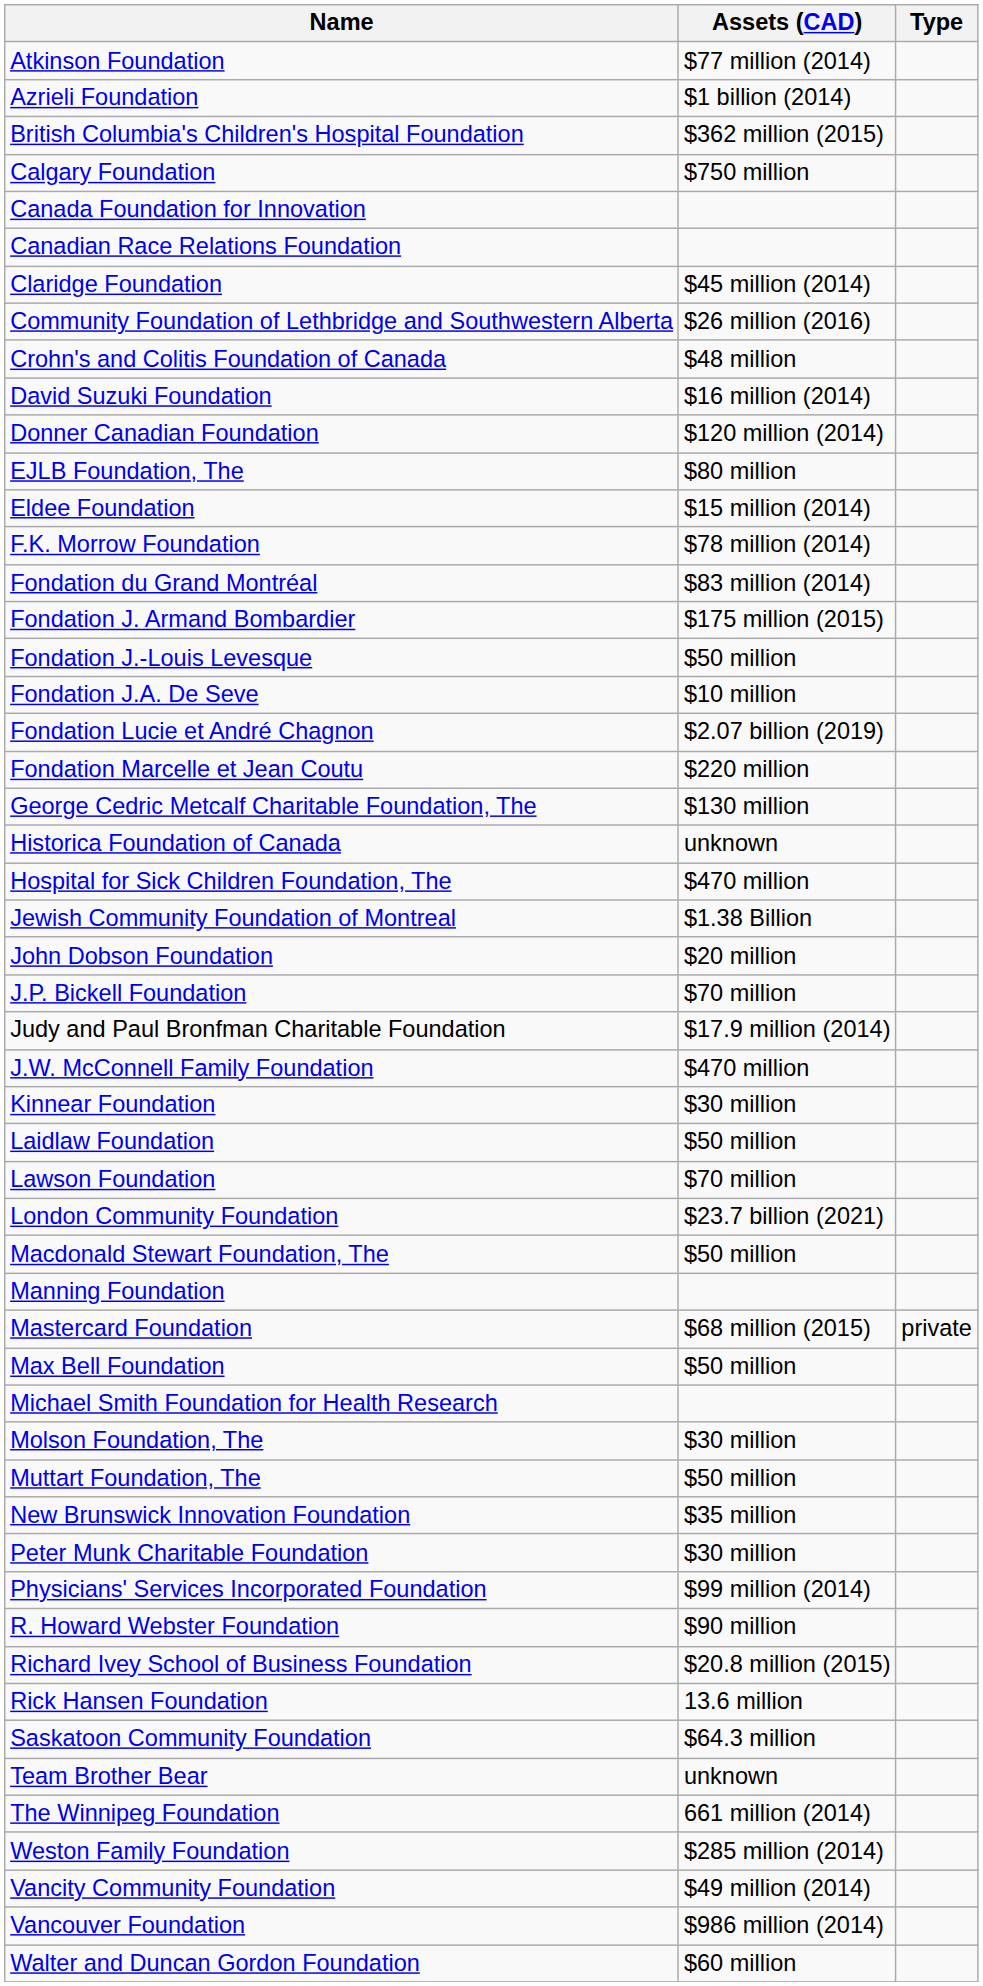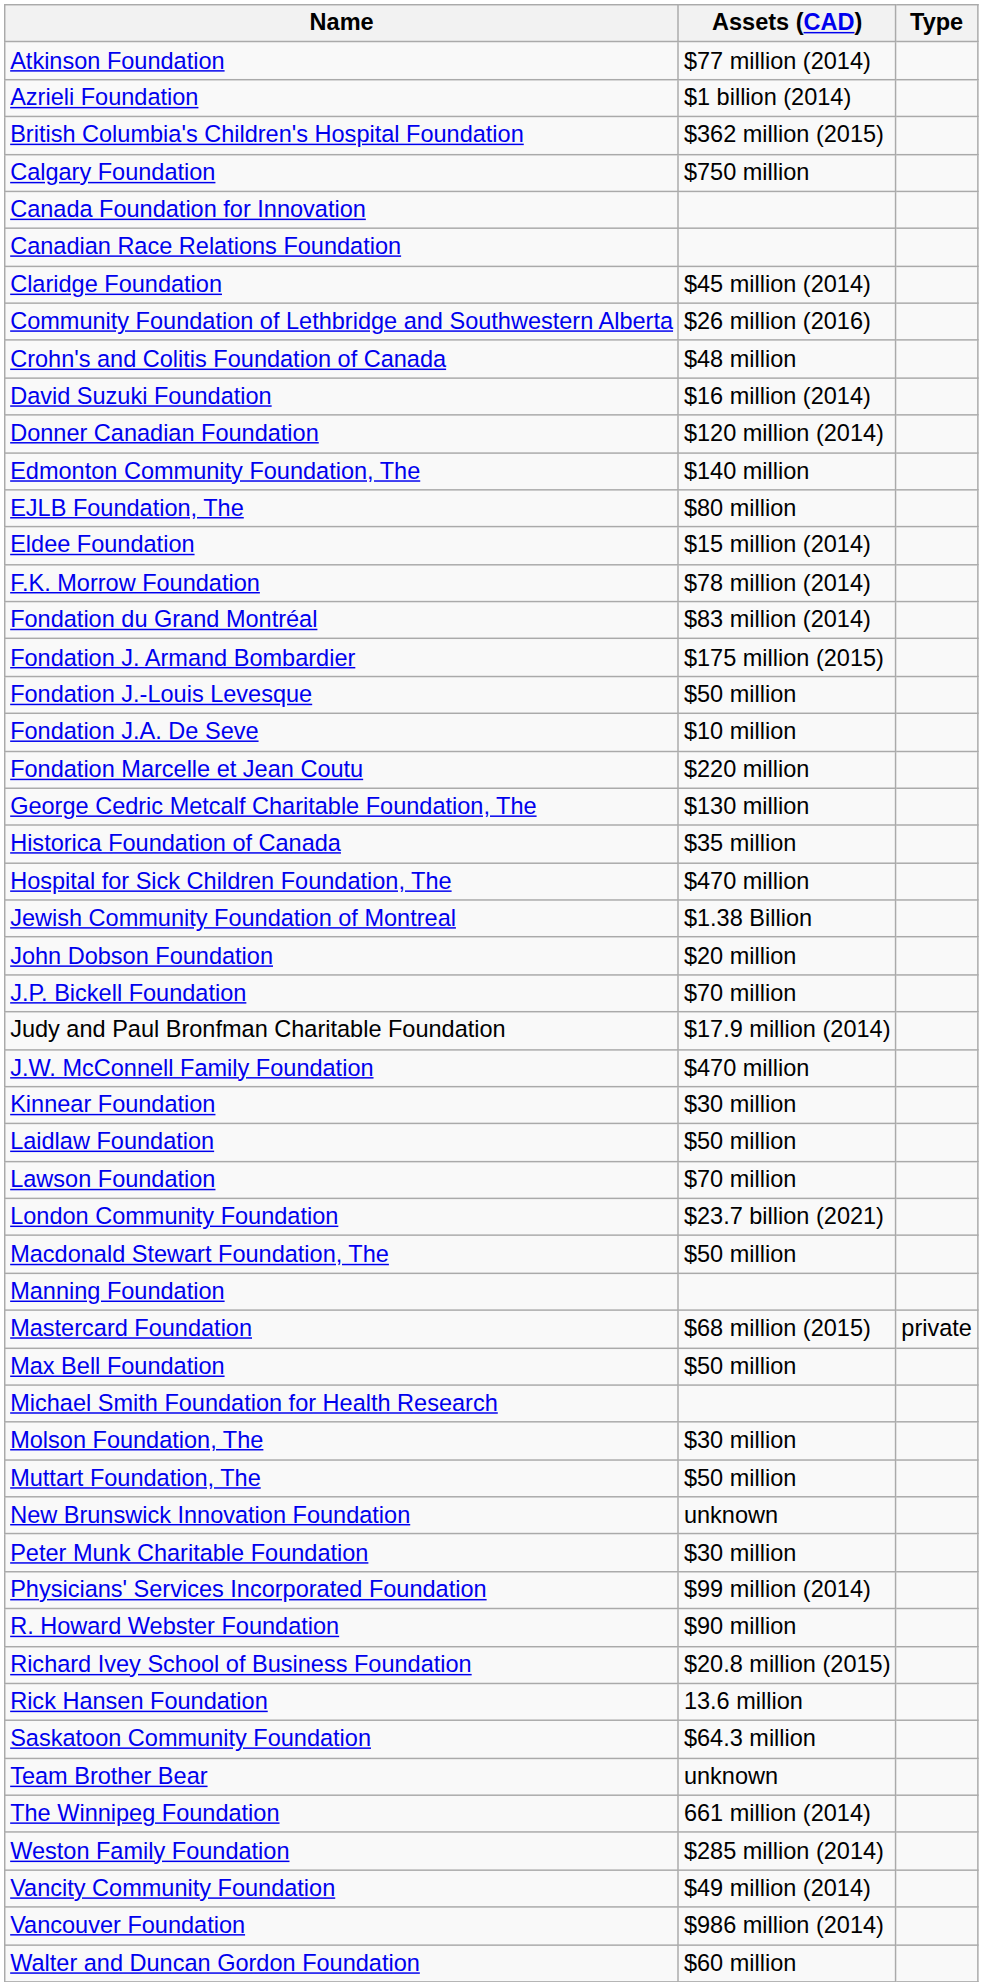+ row: (215, 470)
- row: (192, 731)
(731, 843) unknown -> (740, 843) $35 million
(740, 1515) $35 million -> (731, 1515) unknown
